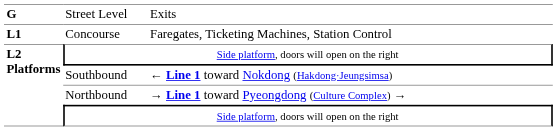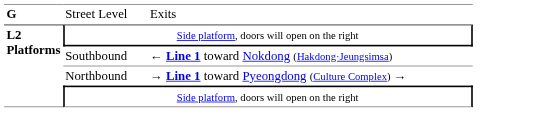- row: (93, 34)
